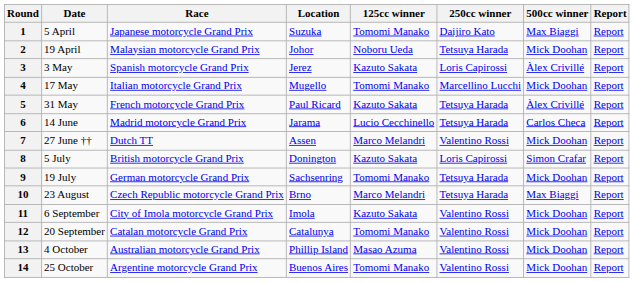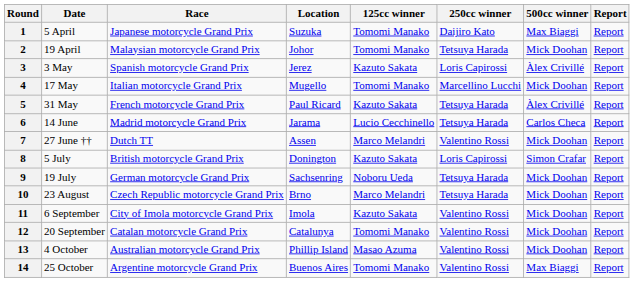(383, 49) Noboru Ueda -> (391, 49) Tomomi Manako
(391, 176) Tomomi Manako -> (383, 176) Noboru Ueda
(553, 194) Max Biaggi -> (557, 194) Mick Doohan
(557, 267) Mick Doohan -> (553, 267) Max Biaggi
